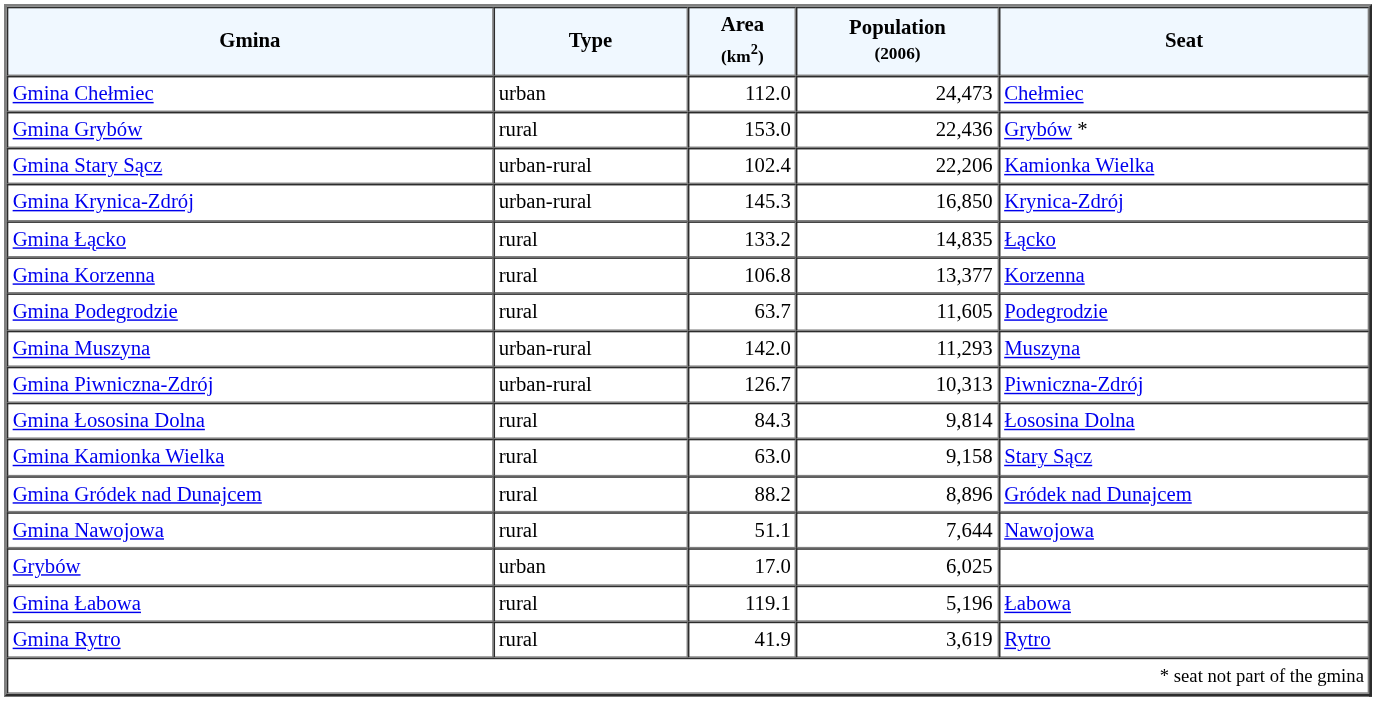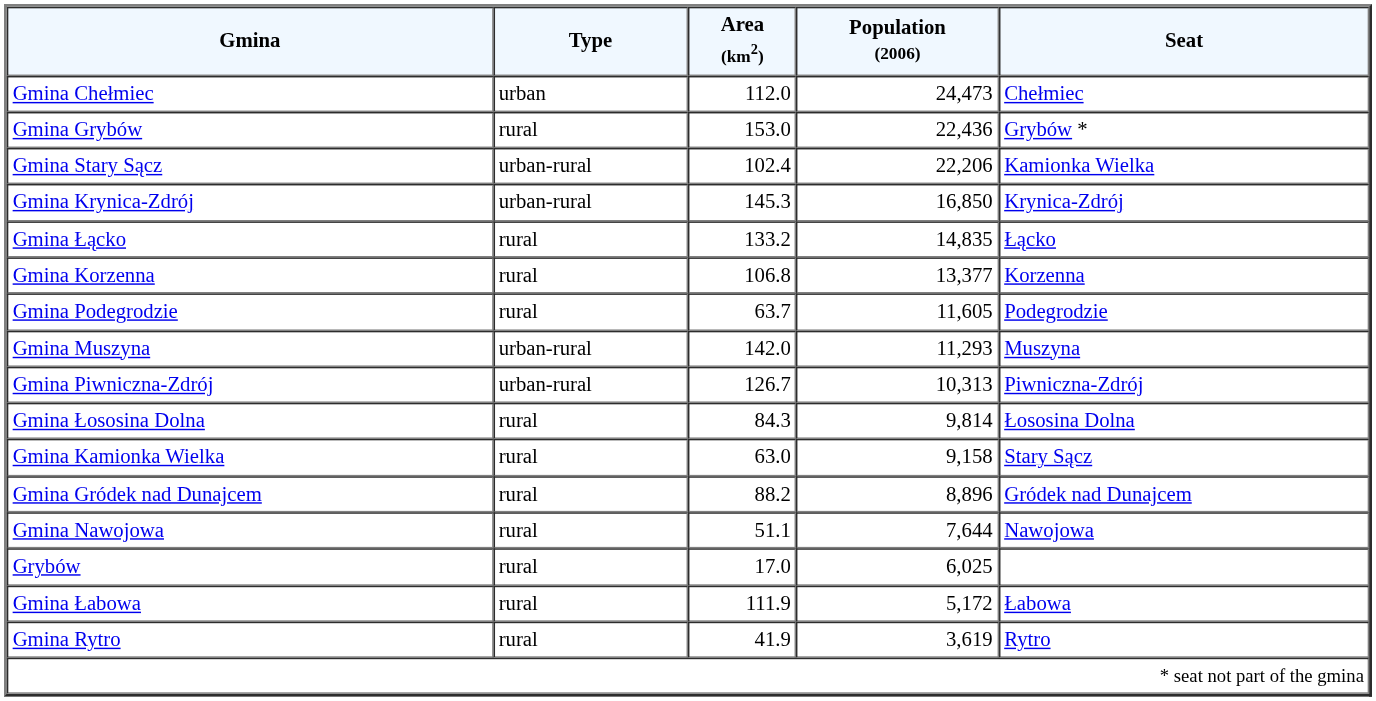(522, 566) urban -> (518, 566) rural
(768, 602) 119.1 -> (768, 602) 111.9
(969, 602) 5,196 -> (969, 602) 5,172
